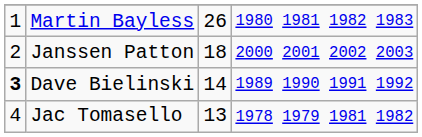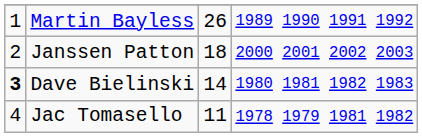(324, 21) 1980 1981 1982 1983 -> (324, 21) 1989 1990 1991 1992
(324, 84) 1989 1990 1991 1992 -> (324, 84) 1980 1981 1982 1983
(215, 116) 13 -> (215, 116) 11
